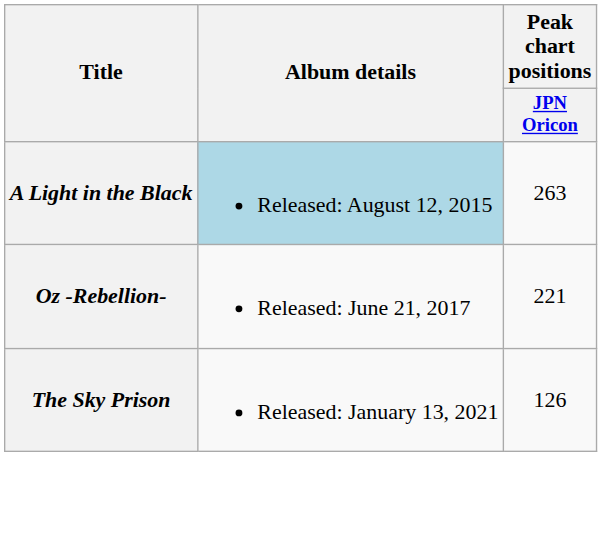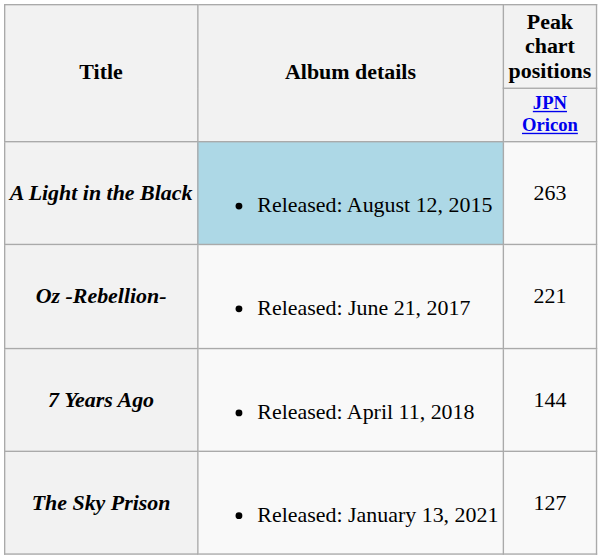+ row: (101, 399)
(550, 399) 126 -> (550, 502) 127
